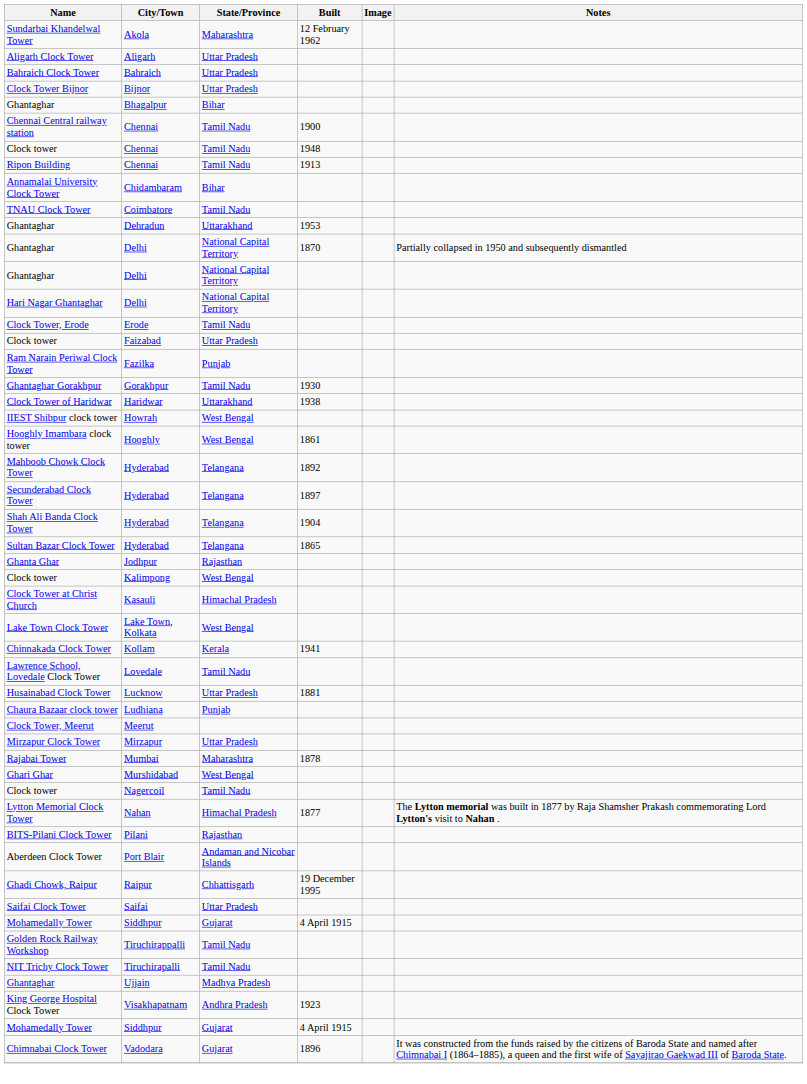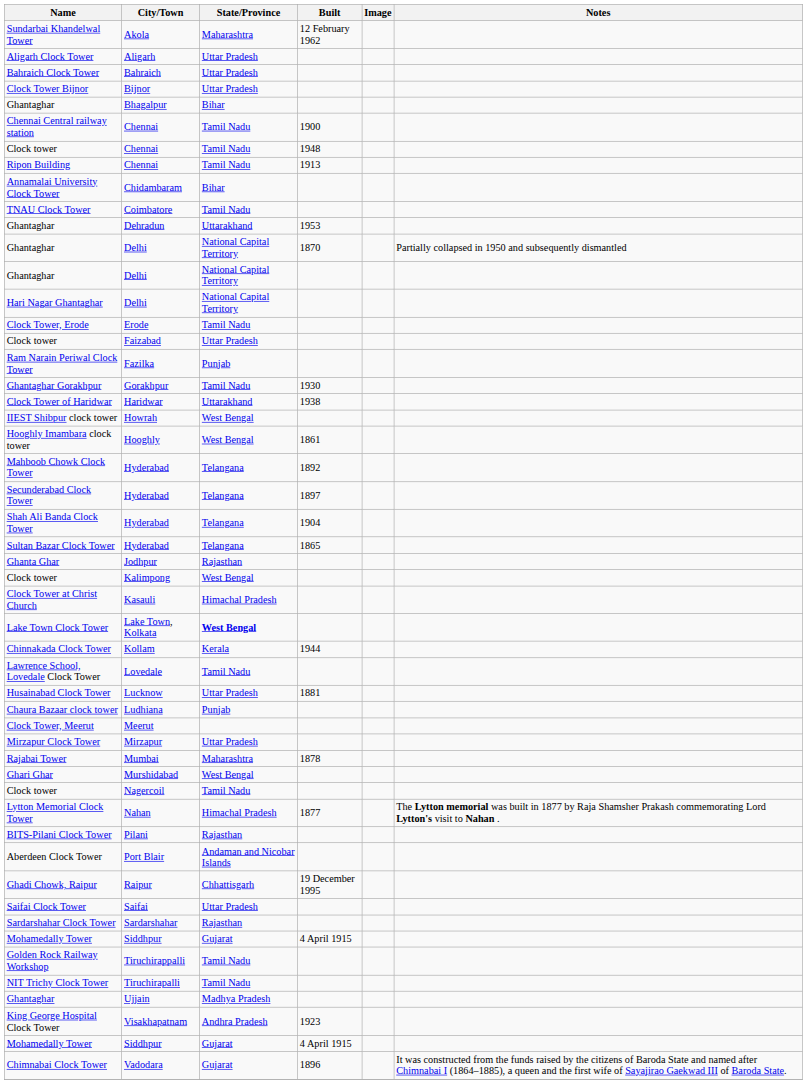(228, 627) normal -> (229, 627) bold
(310, 649) 1941 -> (310, 649) 1944
+ row: (61, 923)
